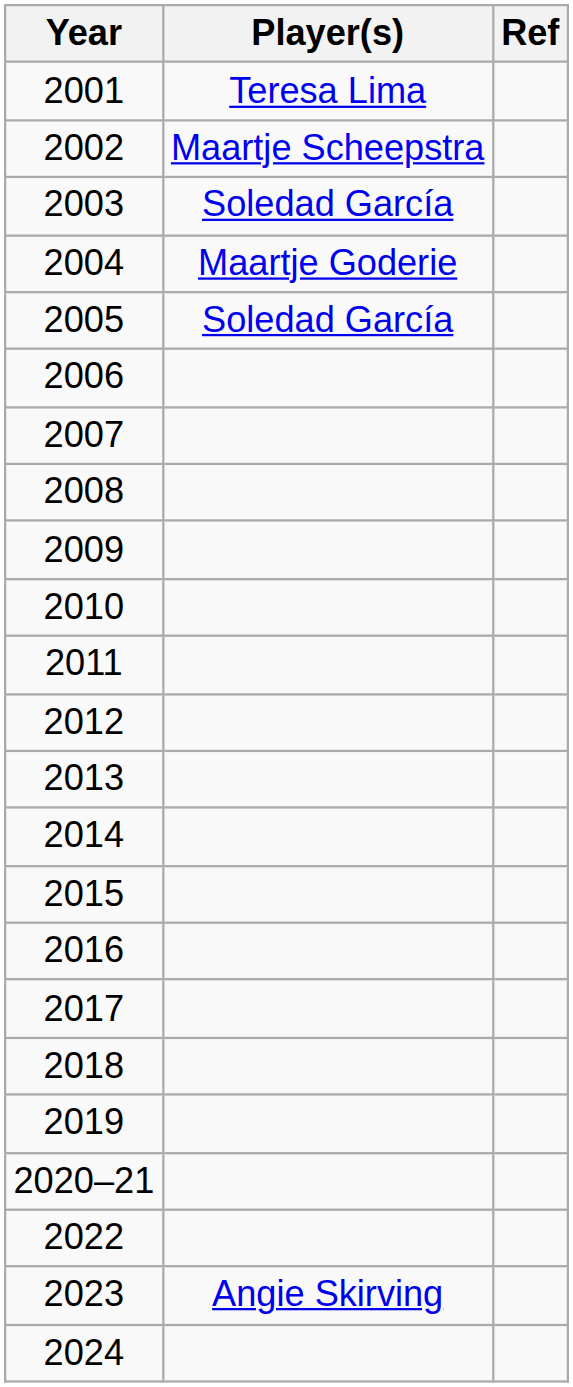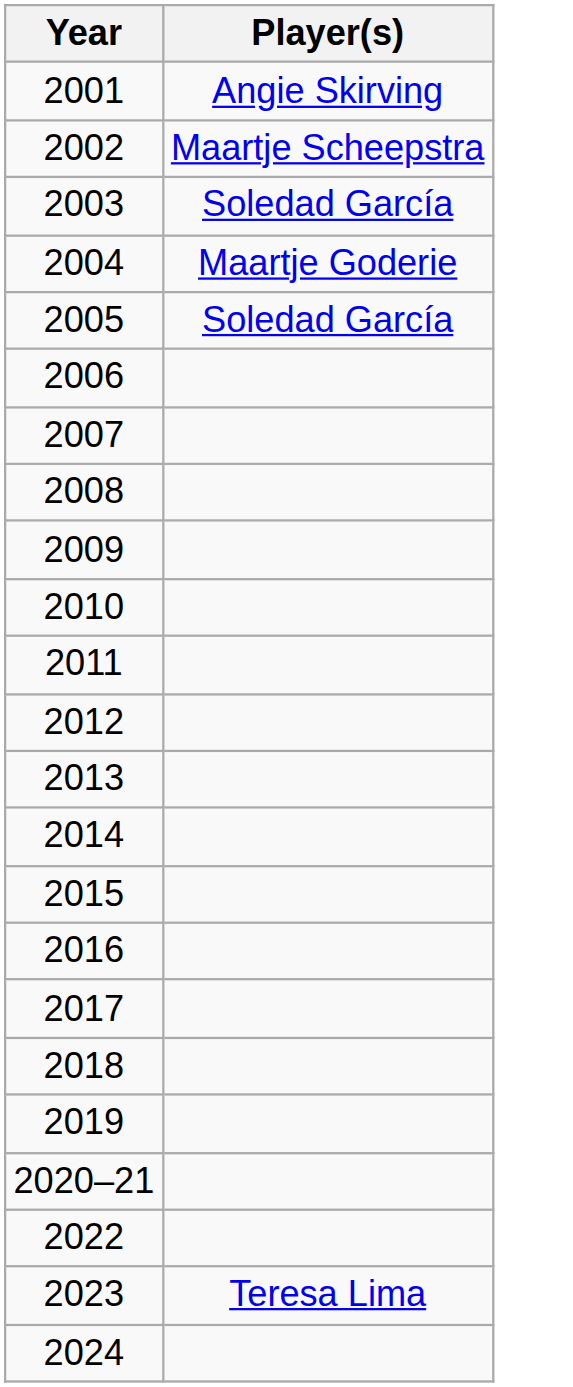- column: (530, 33)
(328, 90) Teresa Lima -> (328, 90) Angie Skirving
(328, 1294) Angie Skirving -> (328, 1294) Teresa Lima
